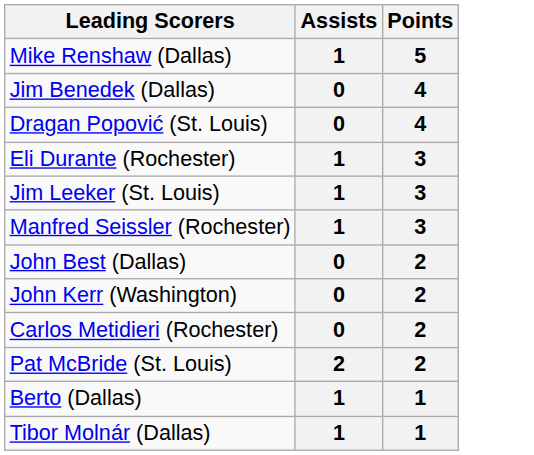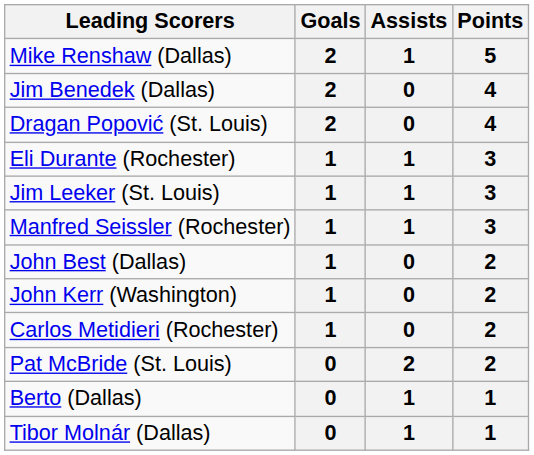+ column: (331, 21)
